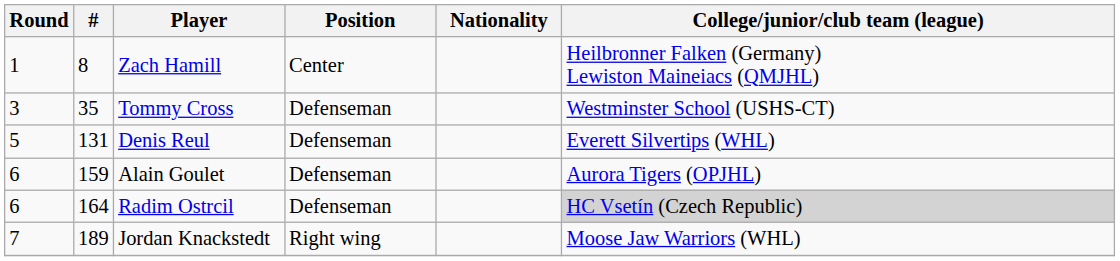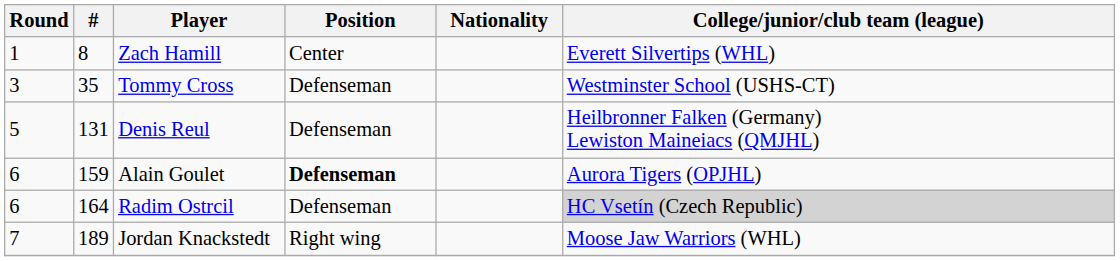(694, 64) Heilbronner Falken (Germany) Lewiston Maineiacs (QMJHL) -> (671, 53) Everett Silvertips (WHL)
(671, 141) Everett Silvertips (WHL) -> (694, 129) Heilbronner Falken (Germany) Lewiston Maineiacs (QMJHL)
(340, 173) normal -> (343, 173) bold
